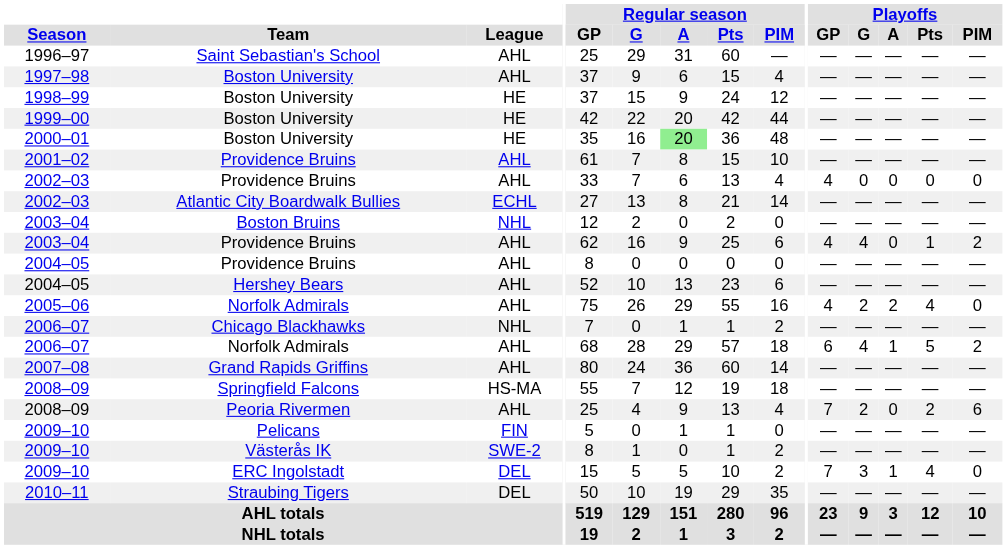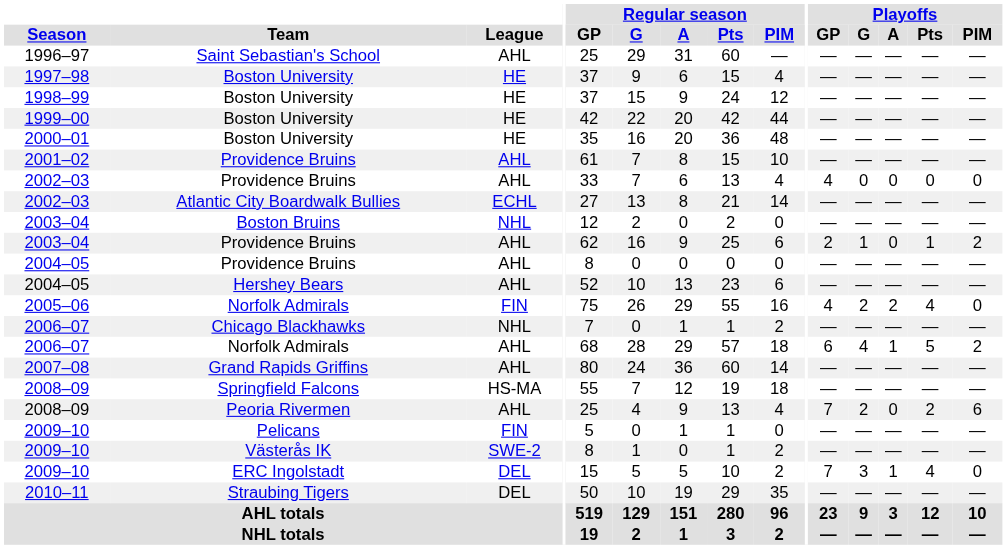(514, 76) AHL -> (514, 76) HE
(683, 139) lightgreen background -> (683, 139) no background
(828, 243) 4 -> (828, 243) 2
(864, 243) 4 -> (864, 243) 1
(514, 305) AHL -> (514, 305) FIN
